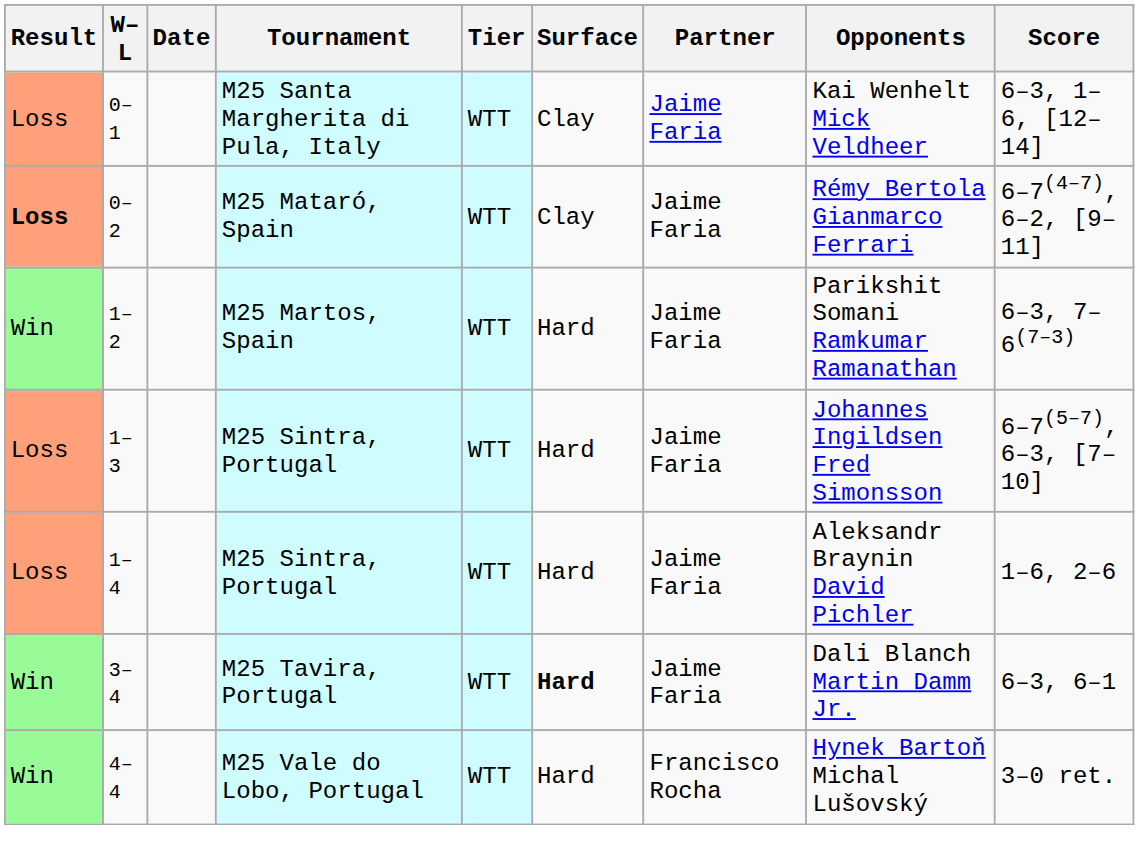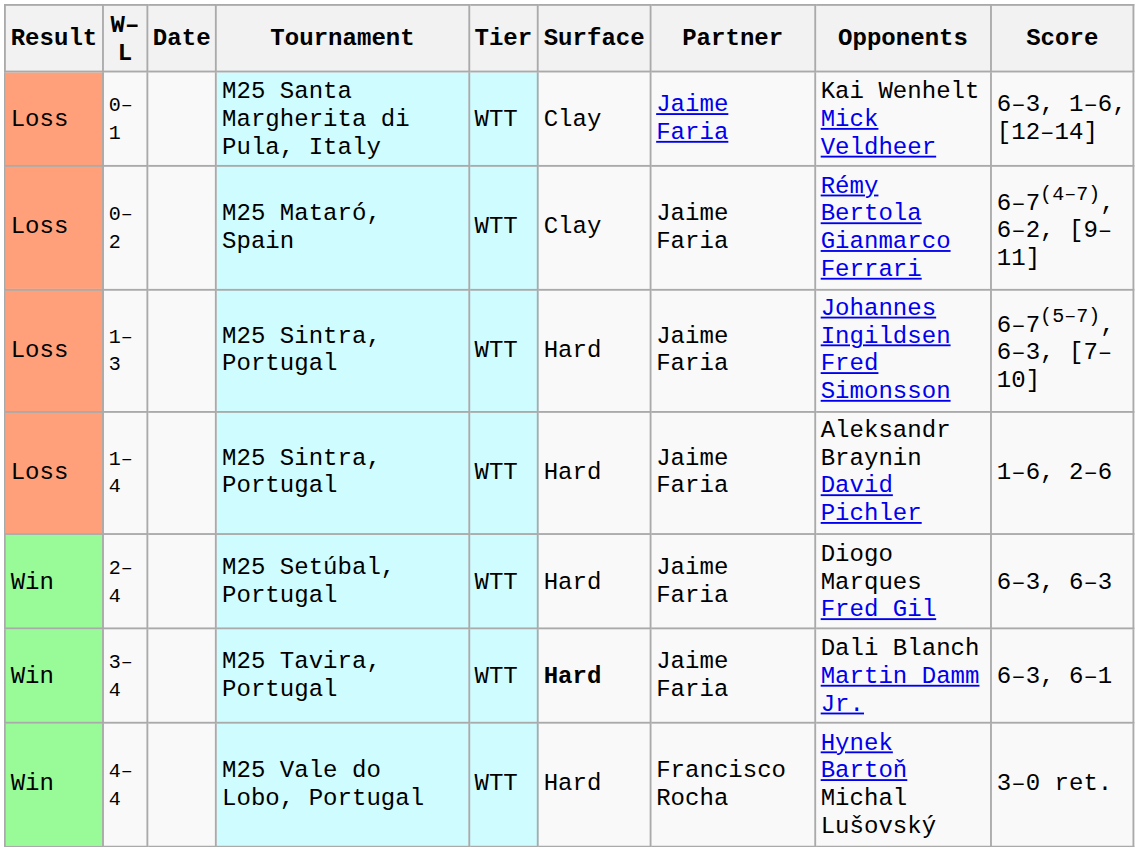(40, 217) bold -> (40, 228) normal
- row: (121, 330)
+ row: (121, 582)
